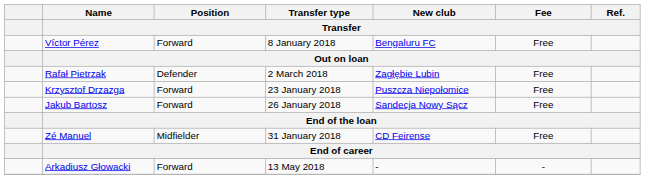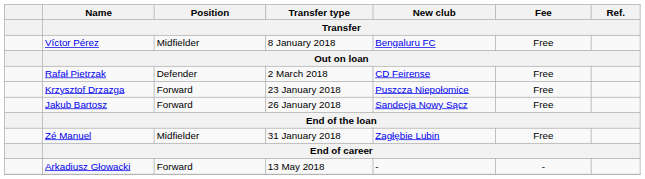(175, 43) Forward -> (178, 43) Midfielder
(407, 73) Zagłębie Lubin -> (403, 73) CD Feirense
(403, 135) CD Feirense -> (407, 135) Zagłębie Lubin
